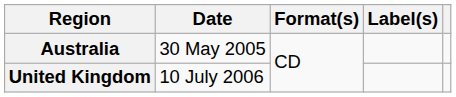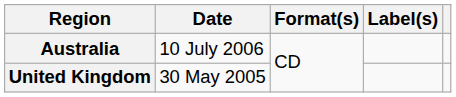(213, 48) 30 May 2005 -> (212, 48) 10 July 2006
(212, 77) 10 July 2006 -> (213, 77) 30 May 2005
